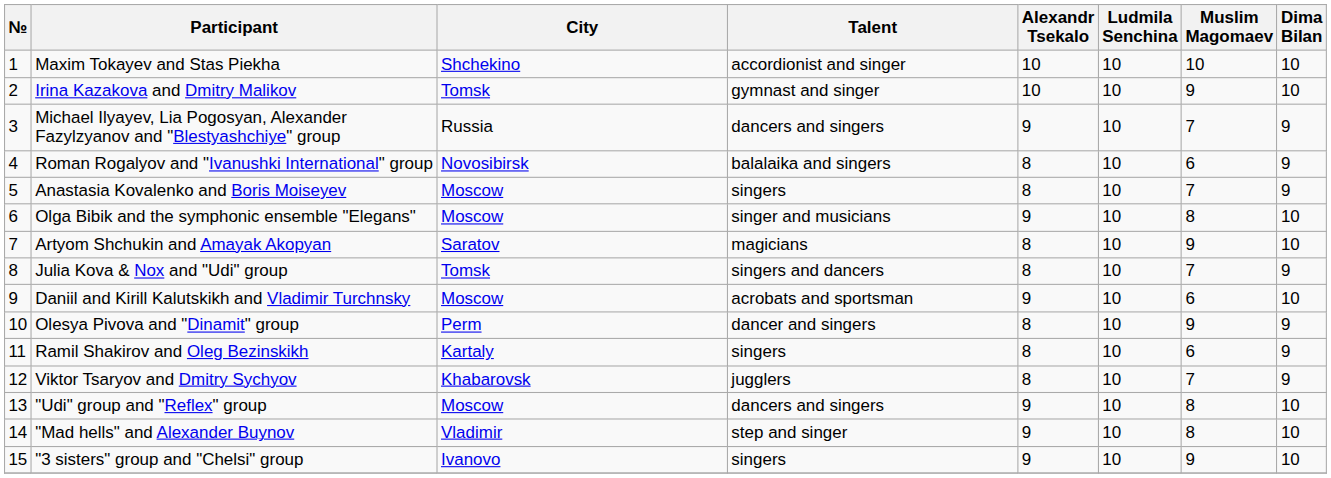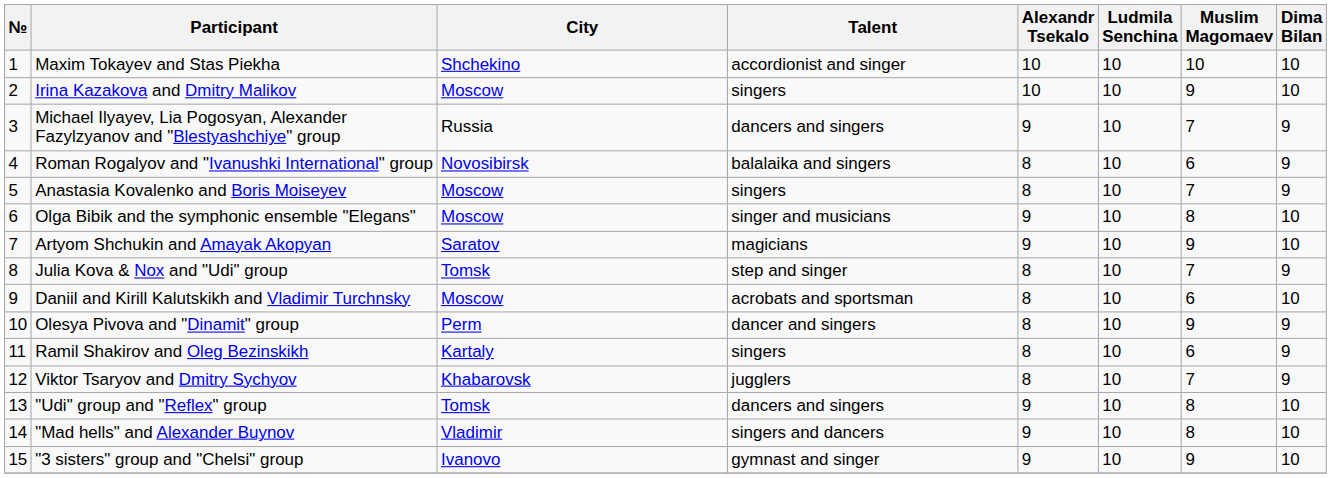(466, 90) Tomsk -> (472, 90) Moscow
(805, 90) gymnast and singer -> (759, 90) singers
(1027, 244) 8 -> (1027, 244) 9
(808, 271) singers and dancers -> (789, 271) step and singer
(1027, 298) 9 -> (1027, 298) 8
(472, 405) Moscow -> (466, 405) Tomsk
(789, 432) step and singer -> (808, 432) singers and dancers
(759, 459) singers -> (805, 459) gymnast and singer
